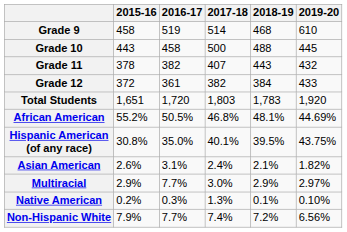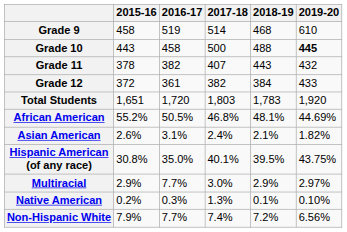(308, 48) normal -> (308, 48) bold
rows swapped: (59, 165) <-> (59, 142)
